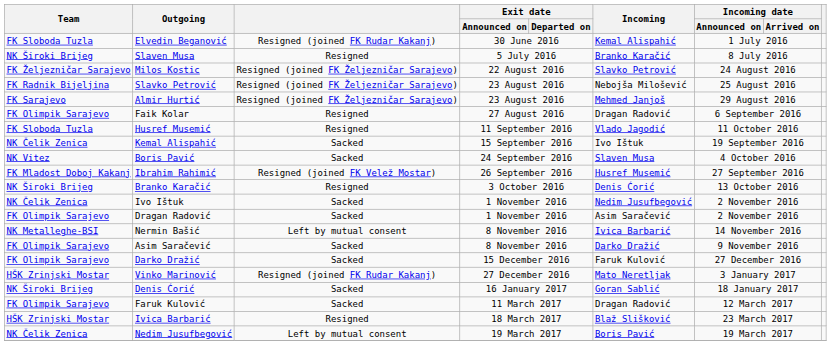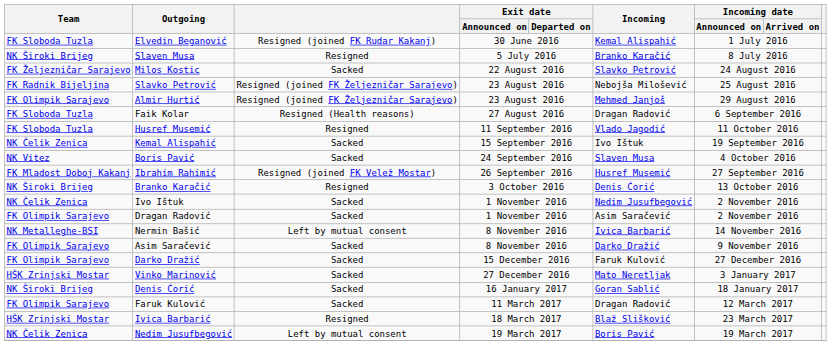(347, 70) Resigned (joined FK Željezničar Sarajevo) -> (347, 70) Sacked
(36, 99) FK Sarajevo -> (58, 99) FK Olimpik Sarajevo
(58, 114) FK Olimpik Sarajevo -> (50, 114) FK Sloboda Tuzla
(347, 114) Resigned -> (347, 114) Resigned (Health reasons)
(347, 275) Resigned (joined FK Rudar Kakanj) -> (347, 275) Sacked
